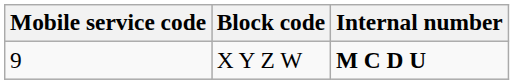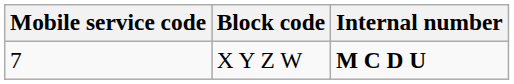(16, 60) 9 -> (16, 60) 7
